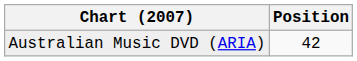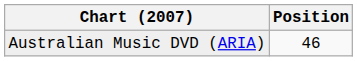(311, 43) 42 -> (311, 43) 46
